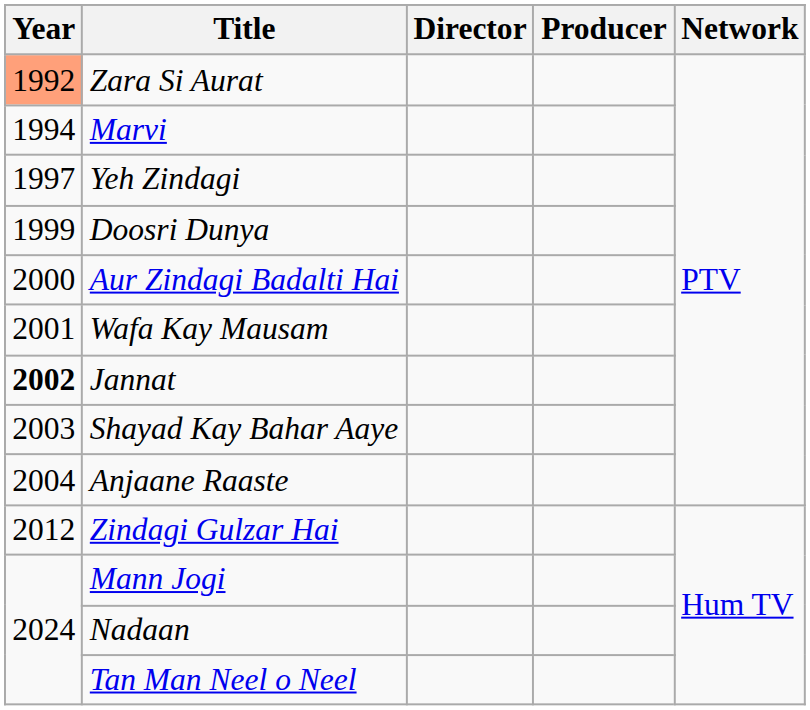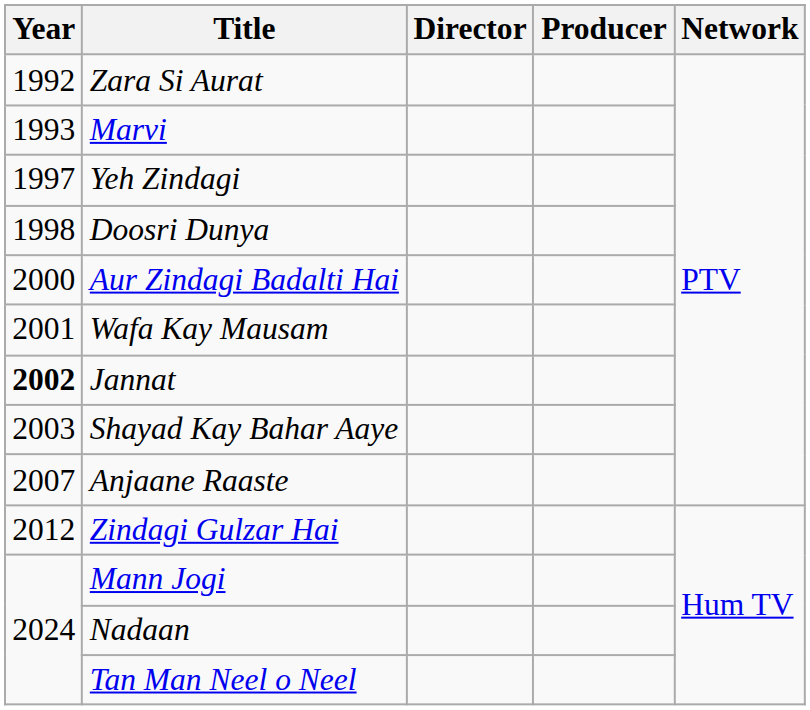(44, 79) lightsalmon background -> (44, 79) no background
(44, 129) 1994 -> (44, 129) 1993
(44, 229) 1999 -> (44, 229) 1998
(44, 479) 2004 -> (44, 479) 2007
